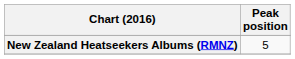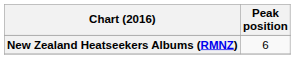(265, 44) 5 -> (265, 44) 6
